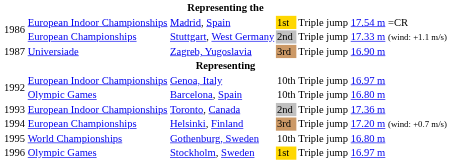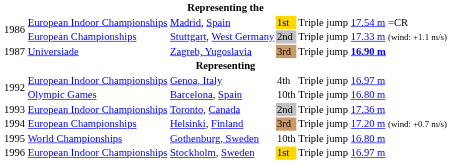(368, 51) normal -> (368, 51) bold
(286, 80) 10th -> (284, 80) 4th
(62, 153) Olympic Games -> (98, 153) European Indoor Championships
